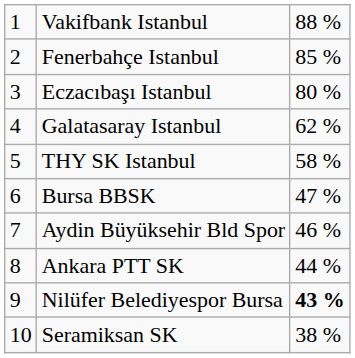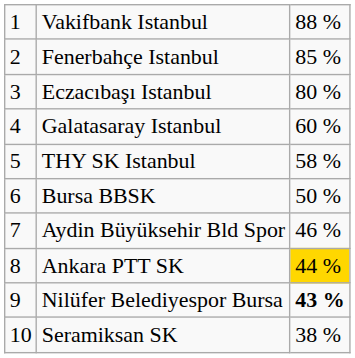(318, 126) 62 % -> (318, 126) 60 %
(318, 195) 47 % -> (318, 195) 50 %
(318, 265) no background -> (318, 265) gold background
